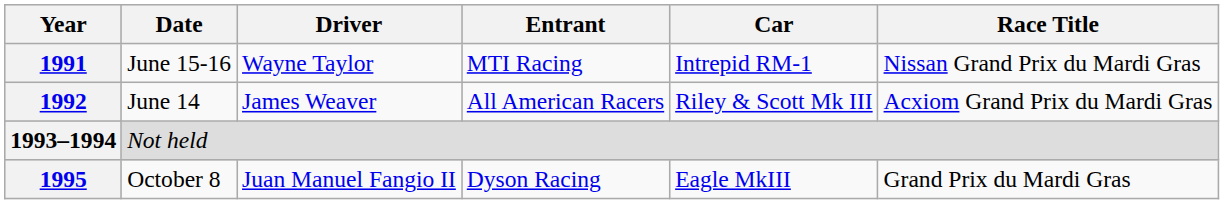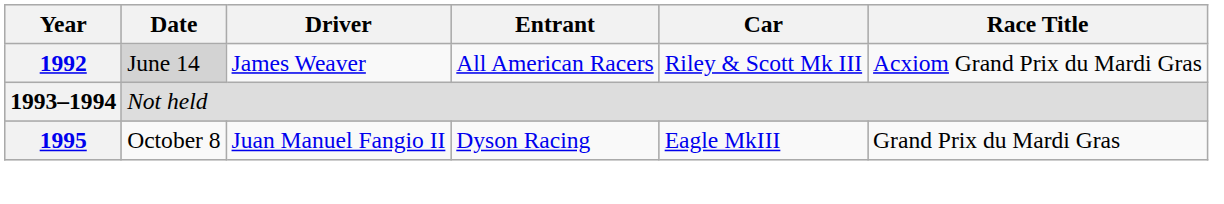- row: (63, 62)
(163, 101) no background -> (163, 62) lightgrey background
